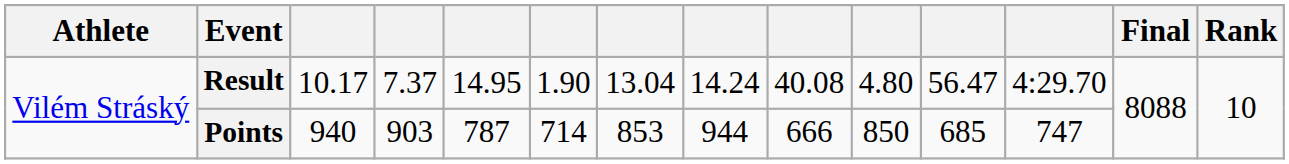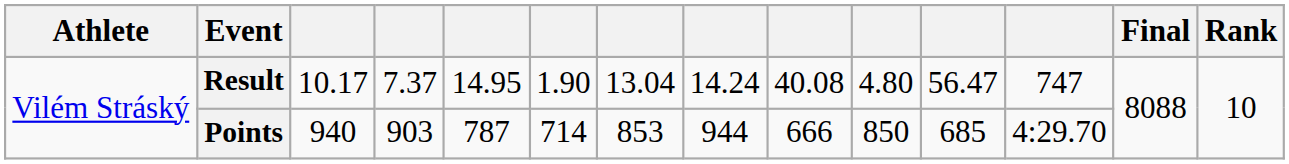(1059, 81) 4:29.70 -> (1059, 81) 747
(1059, 133) 747 -> (1059, 133) 4:29.70
